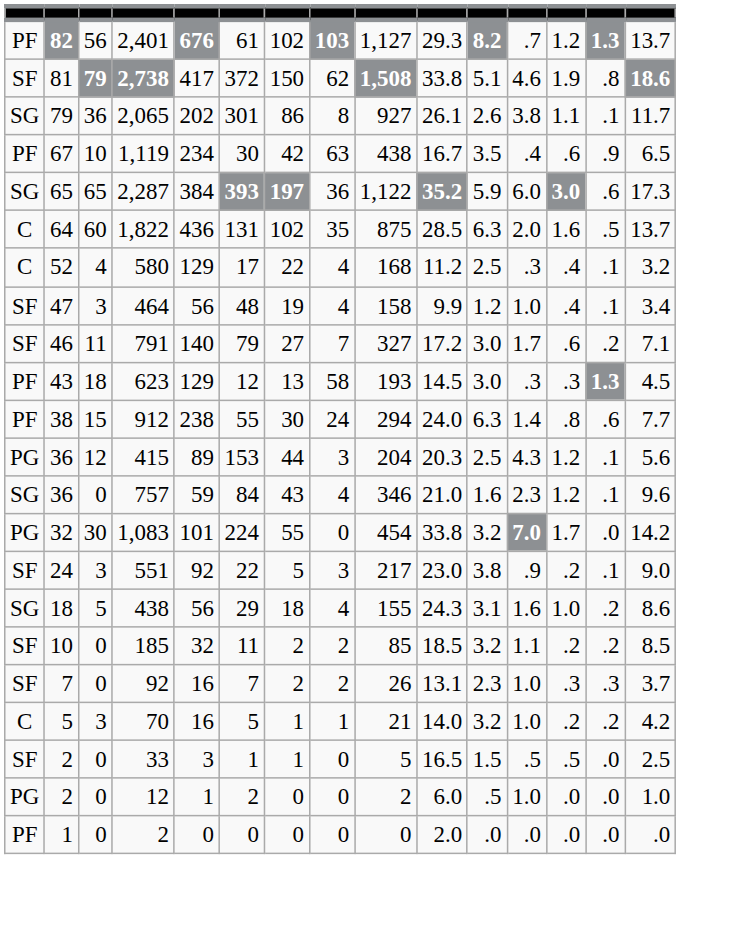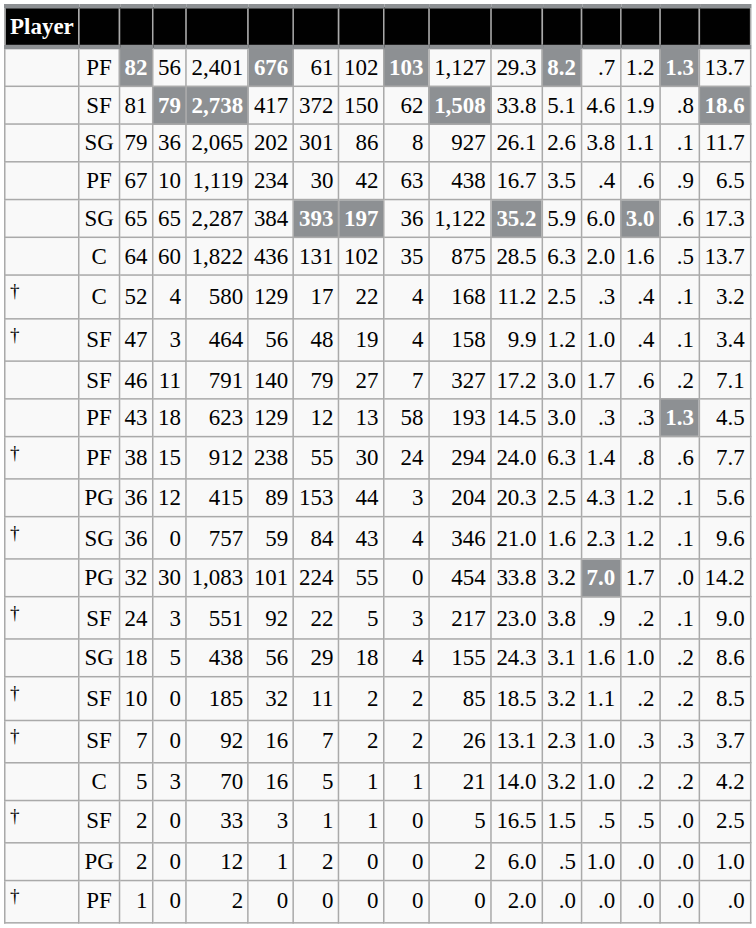+ column: (42, 26)
